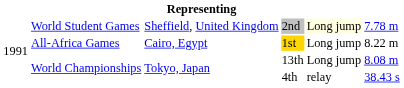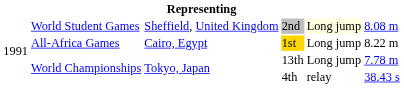(381, 26) 7.78 m -> (381, 26) 8.08 m
(381, 60) 8.08 m -> (381, 60) 7.78 m
